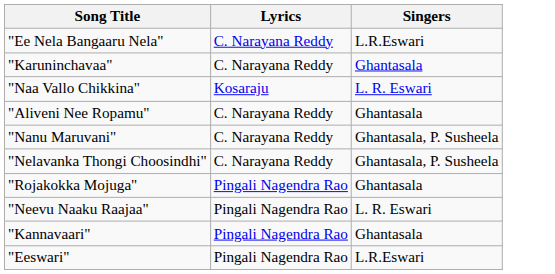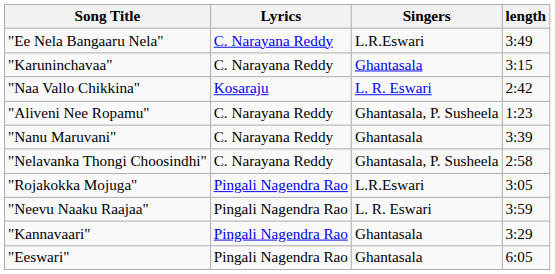+ column: (526, 16)
(389, 112) Ghantasala -> (427, 112) Ghantasala, P. Susheela
(427, 137) Ghantasala, P. Susheela -> (389, 137) Ghantasala
(389, 185) Ghantasala -> (390, 185) L.R.Eswari
(390, 257) L.R.Eswari -> (389, 257) Ghantasala
